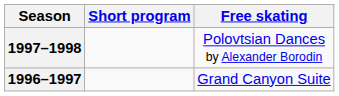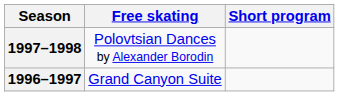columns swapped: (139, 16) <-> (264, 16)
